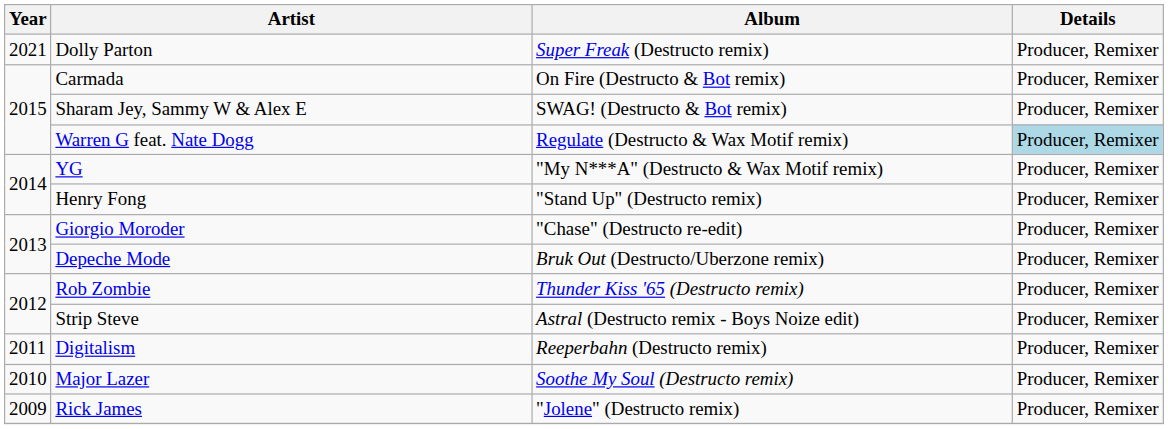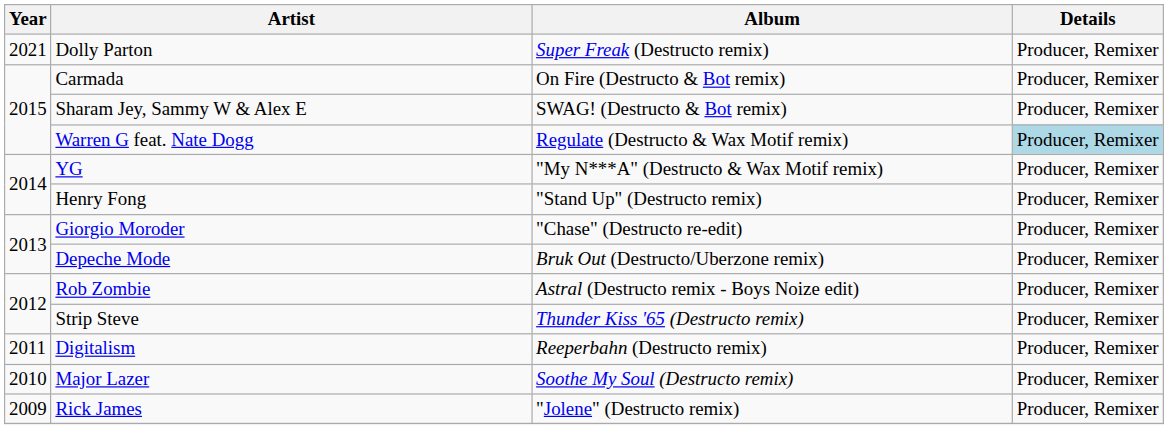(670, 288) Thunder Kiss '65 (Destructo remix) -> (698, 288) Astral (Destructo remix - Boys Noize edit)
(698, 318) Astral (Destructo remix - Boys Noize edit) -> (670, 318) Thunder Kiss '65 (Destructo remix)
